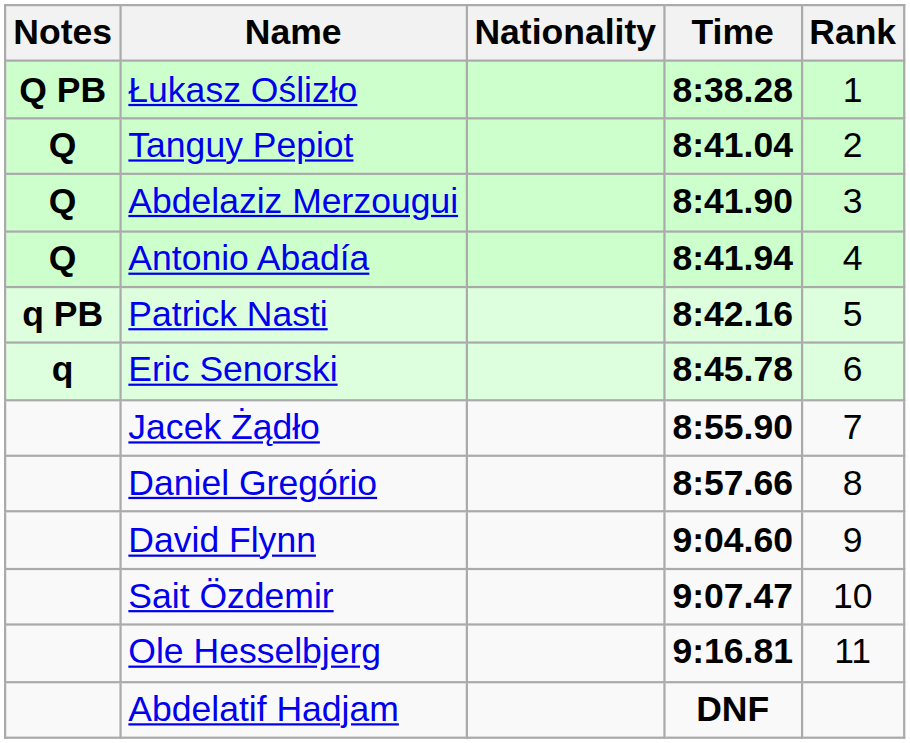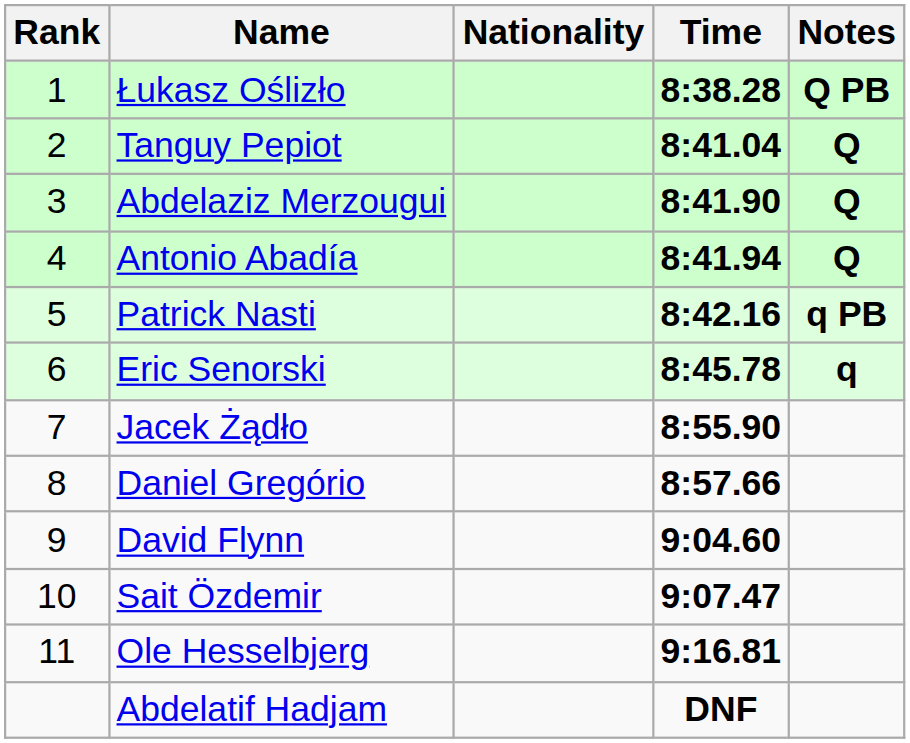columns swapped: (853, 32) <-> (63, 32)
